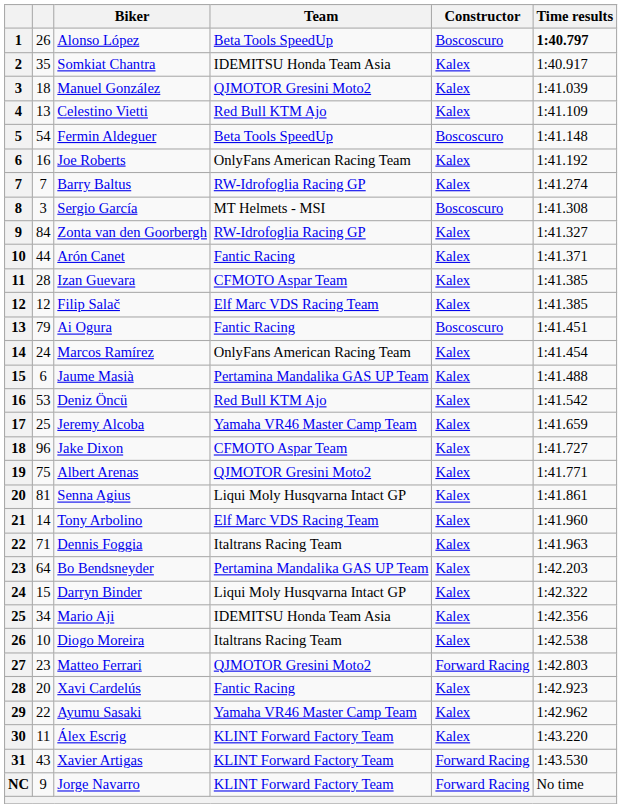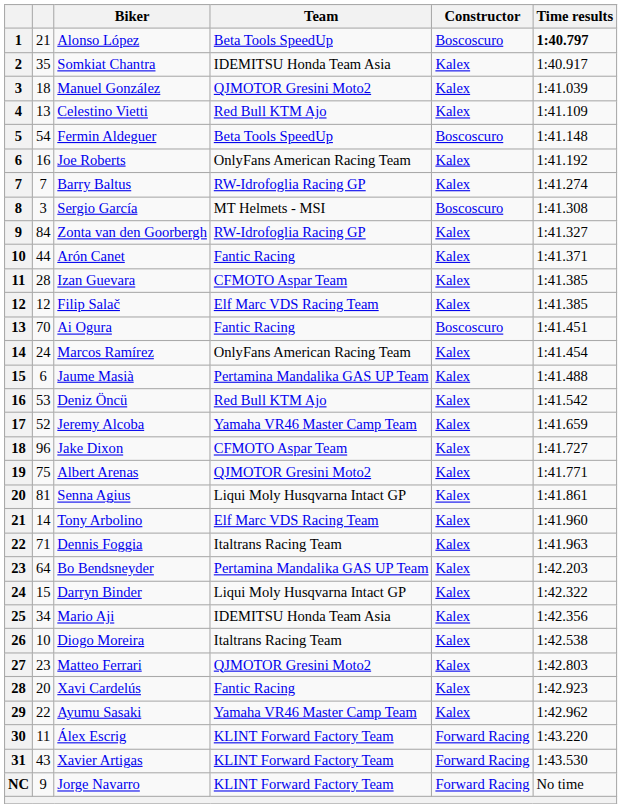(43, 40) 26 -> (43, 40) 21
(43, 328) 79 -> (43, 328) 70
(43, 424) 25 -> (43, 424) 52
(482, 664) Forward Racing -> (453, 664) Kalex
(453, 736) Kalex -> (482, 736) Forward Racing
